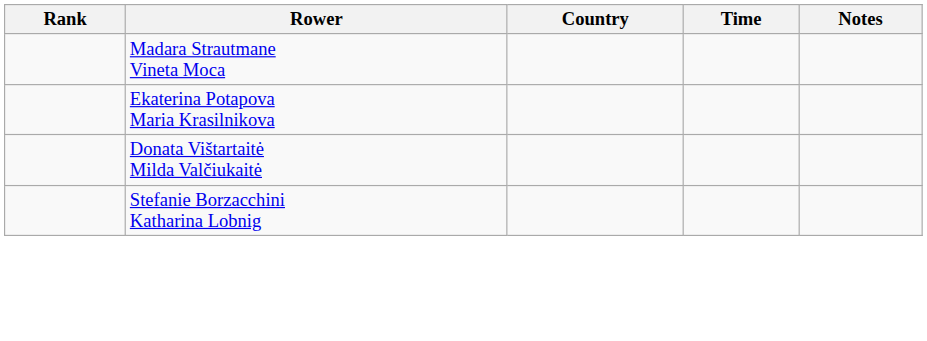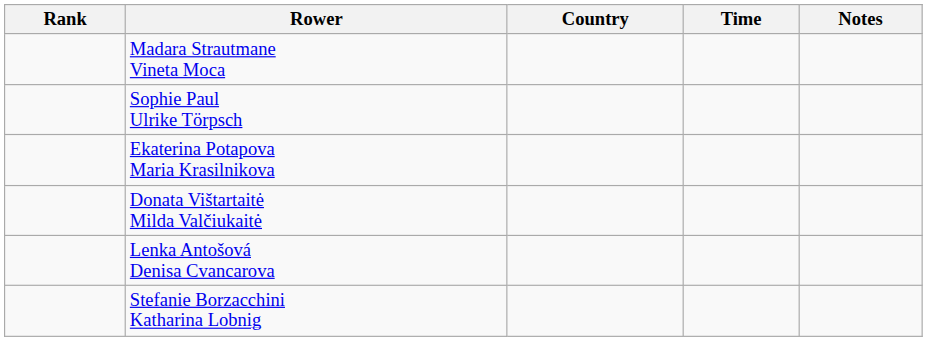+ row: (186, 109)
+ row: (202, 260)
